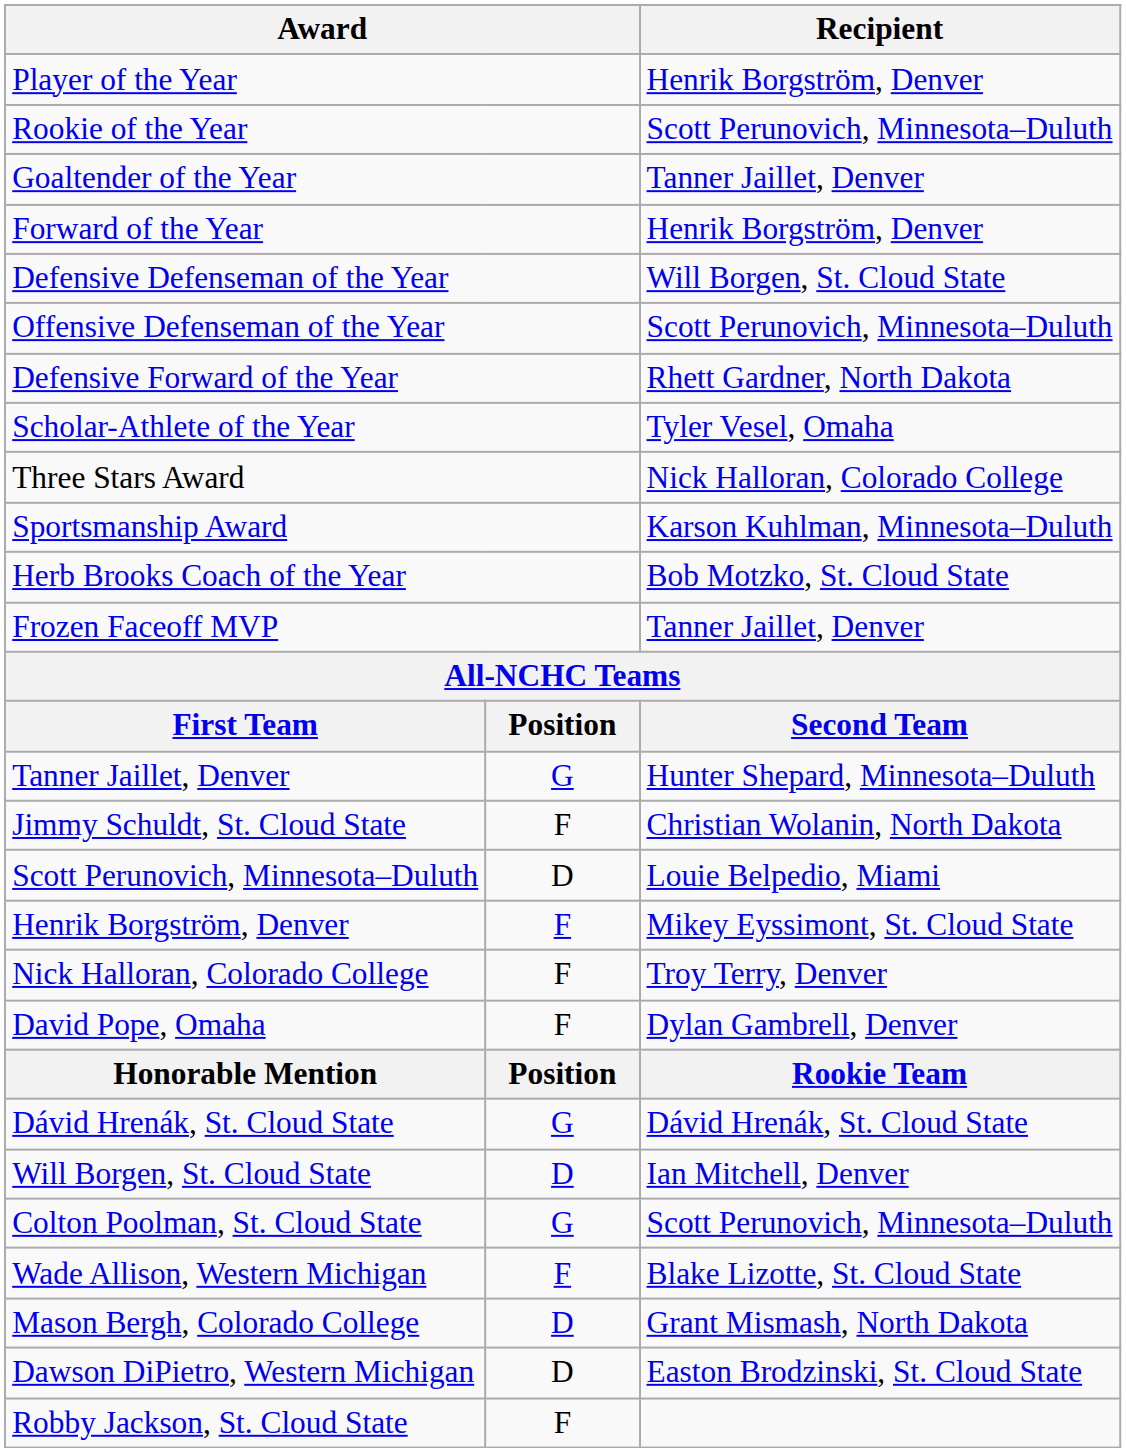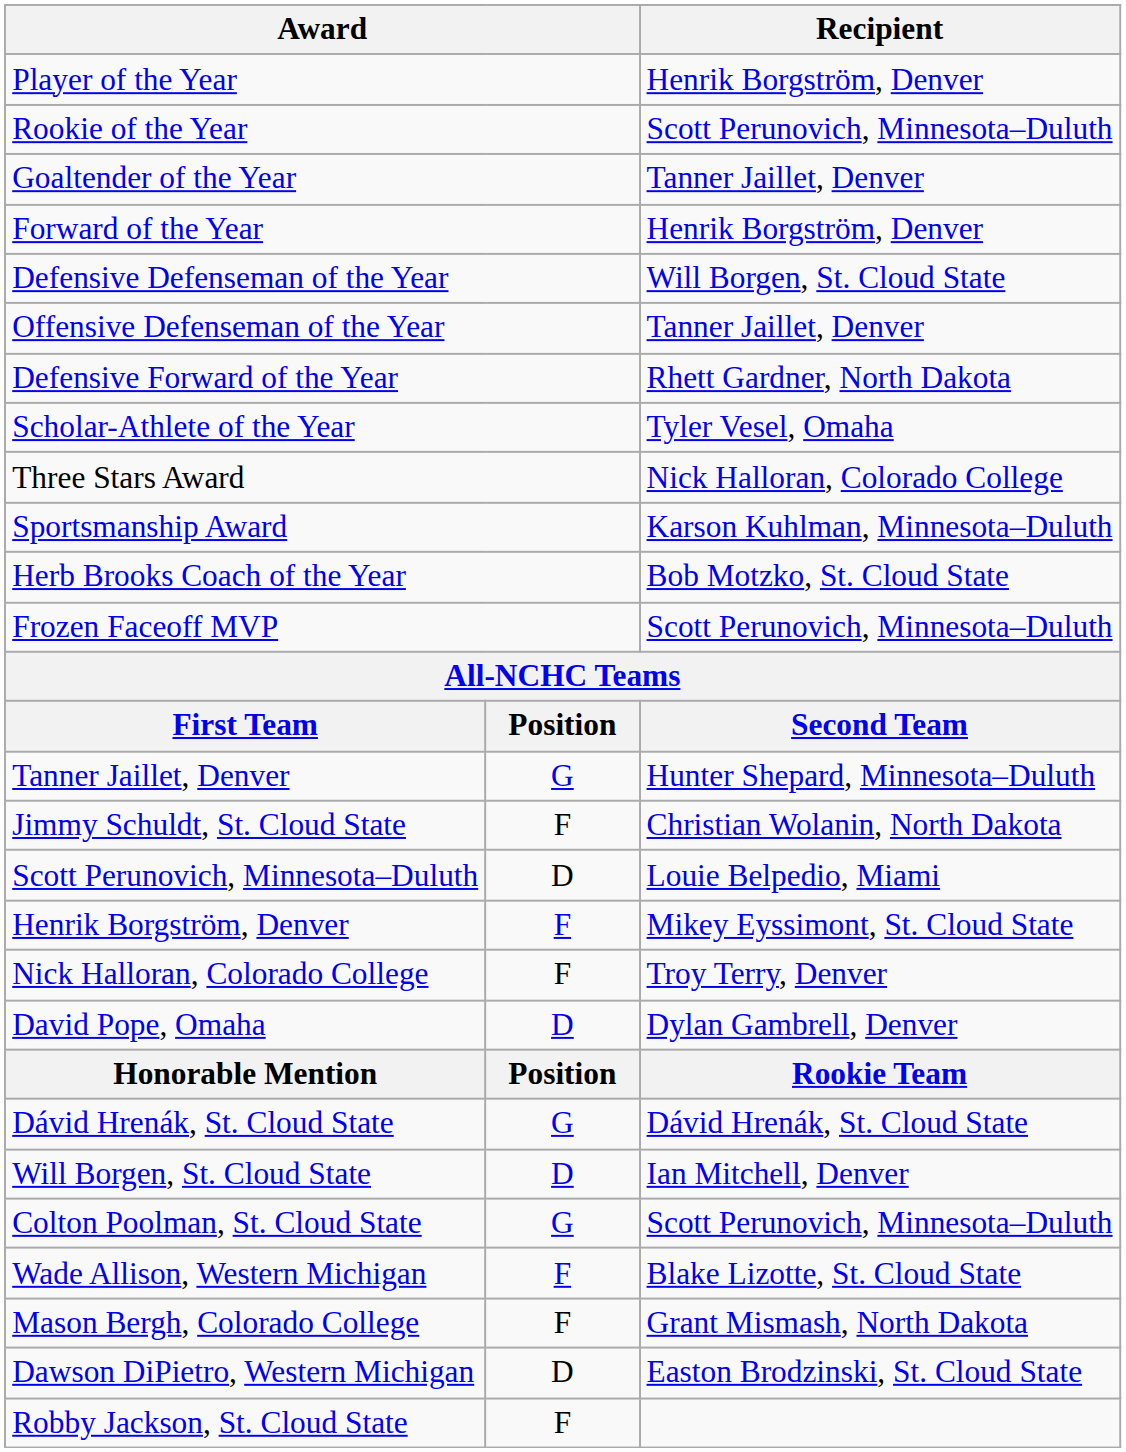(880, 327) Scott Perunovich, Minnesota–Duluth -> (785, 327) Tanner Jaillet, Denver
(785, 626) Tanner Jaillet, Denver -> (880, 626) Scott Perunovich, Minnesota–Duluth
(562, 1024) F -> (562, 1024) D
(562, 1322) D -> (562, 1322) F
